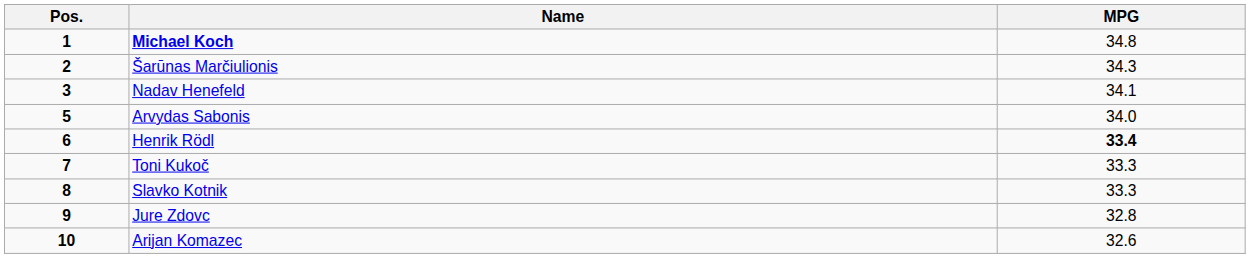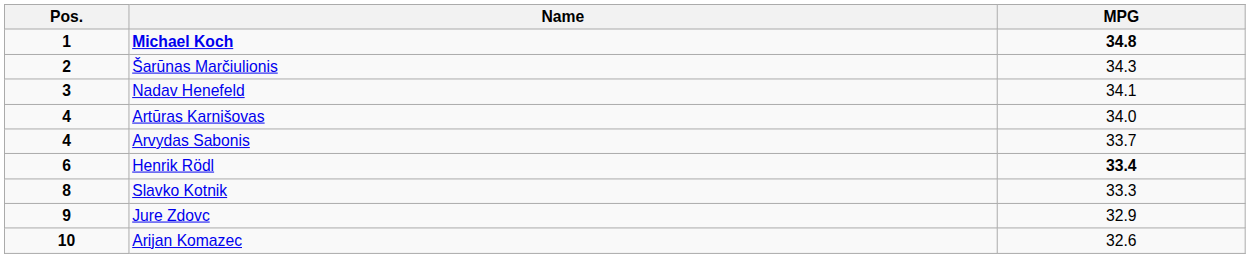(1121, 41) normal -> (1121, 41) bold
+ row: (198, 116)
(67, 116) 5 -> (67, 141) 4
(1121, 116) 34.0 -> (1121, 141) 33.7
- row: (171, 166)
(1121, 215) 32.8 -> (1121, 215) 32.9
